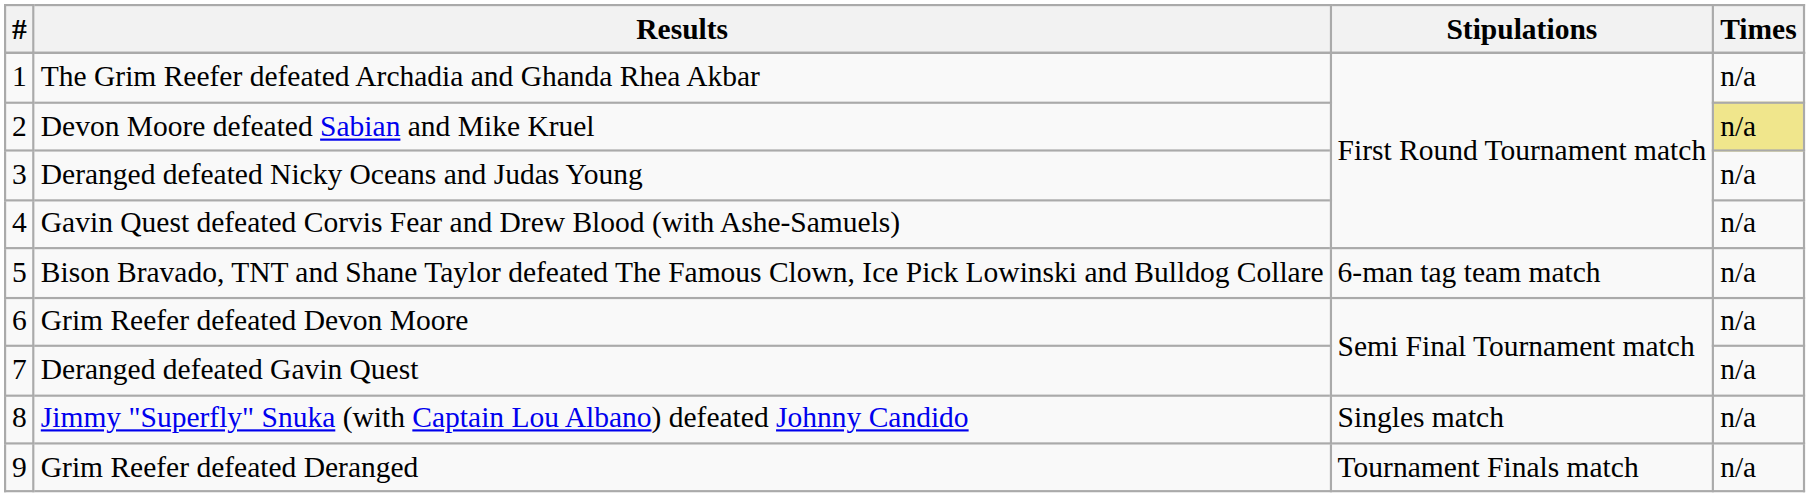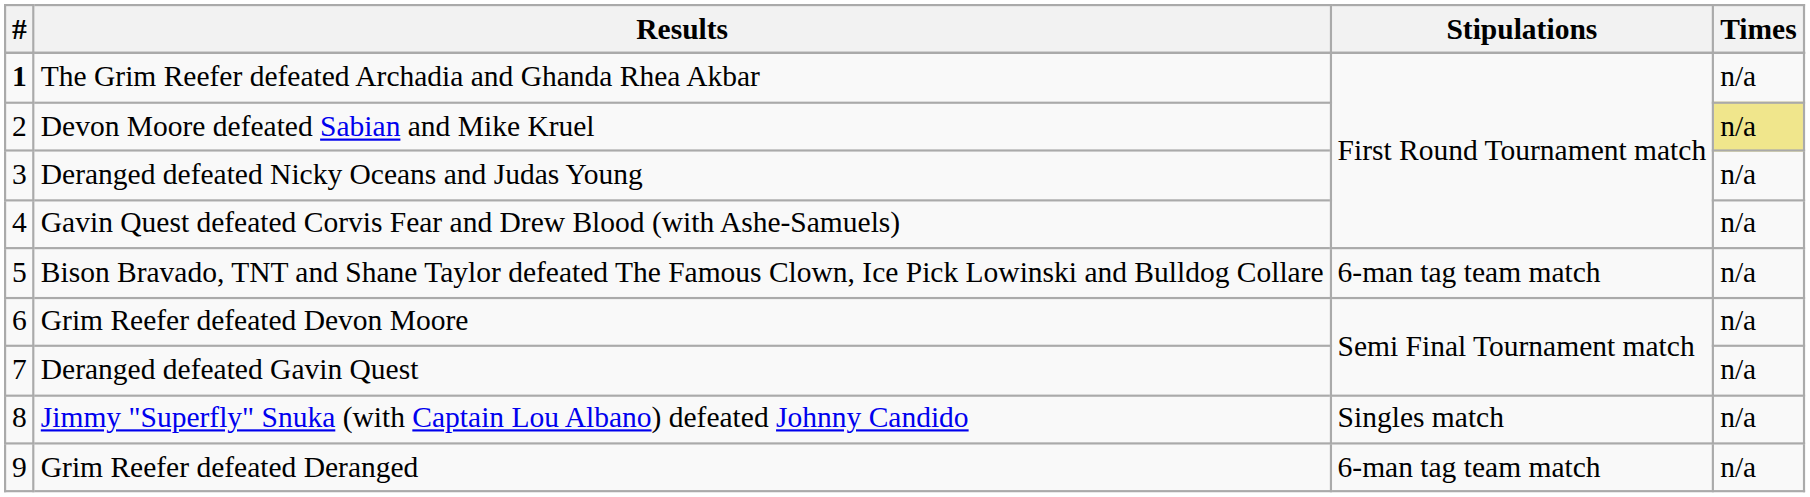(19, 77) normal -> (19, 77) bold
(1488, 466) Tournament Finals match -> (1469, 466) 6-man tag team match
